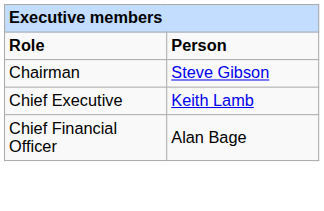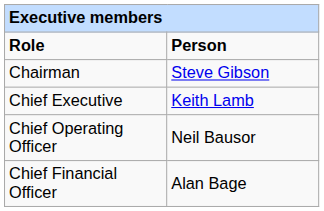+ row: (66, 137)
